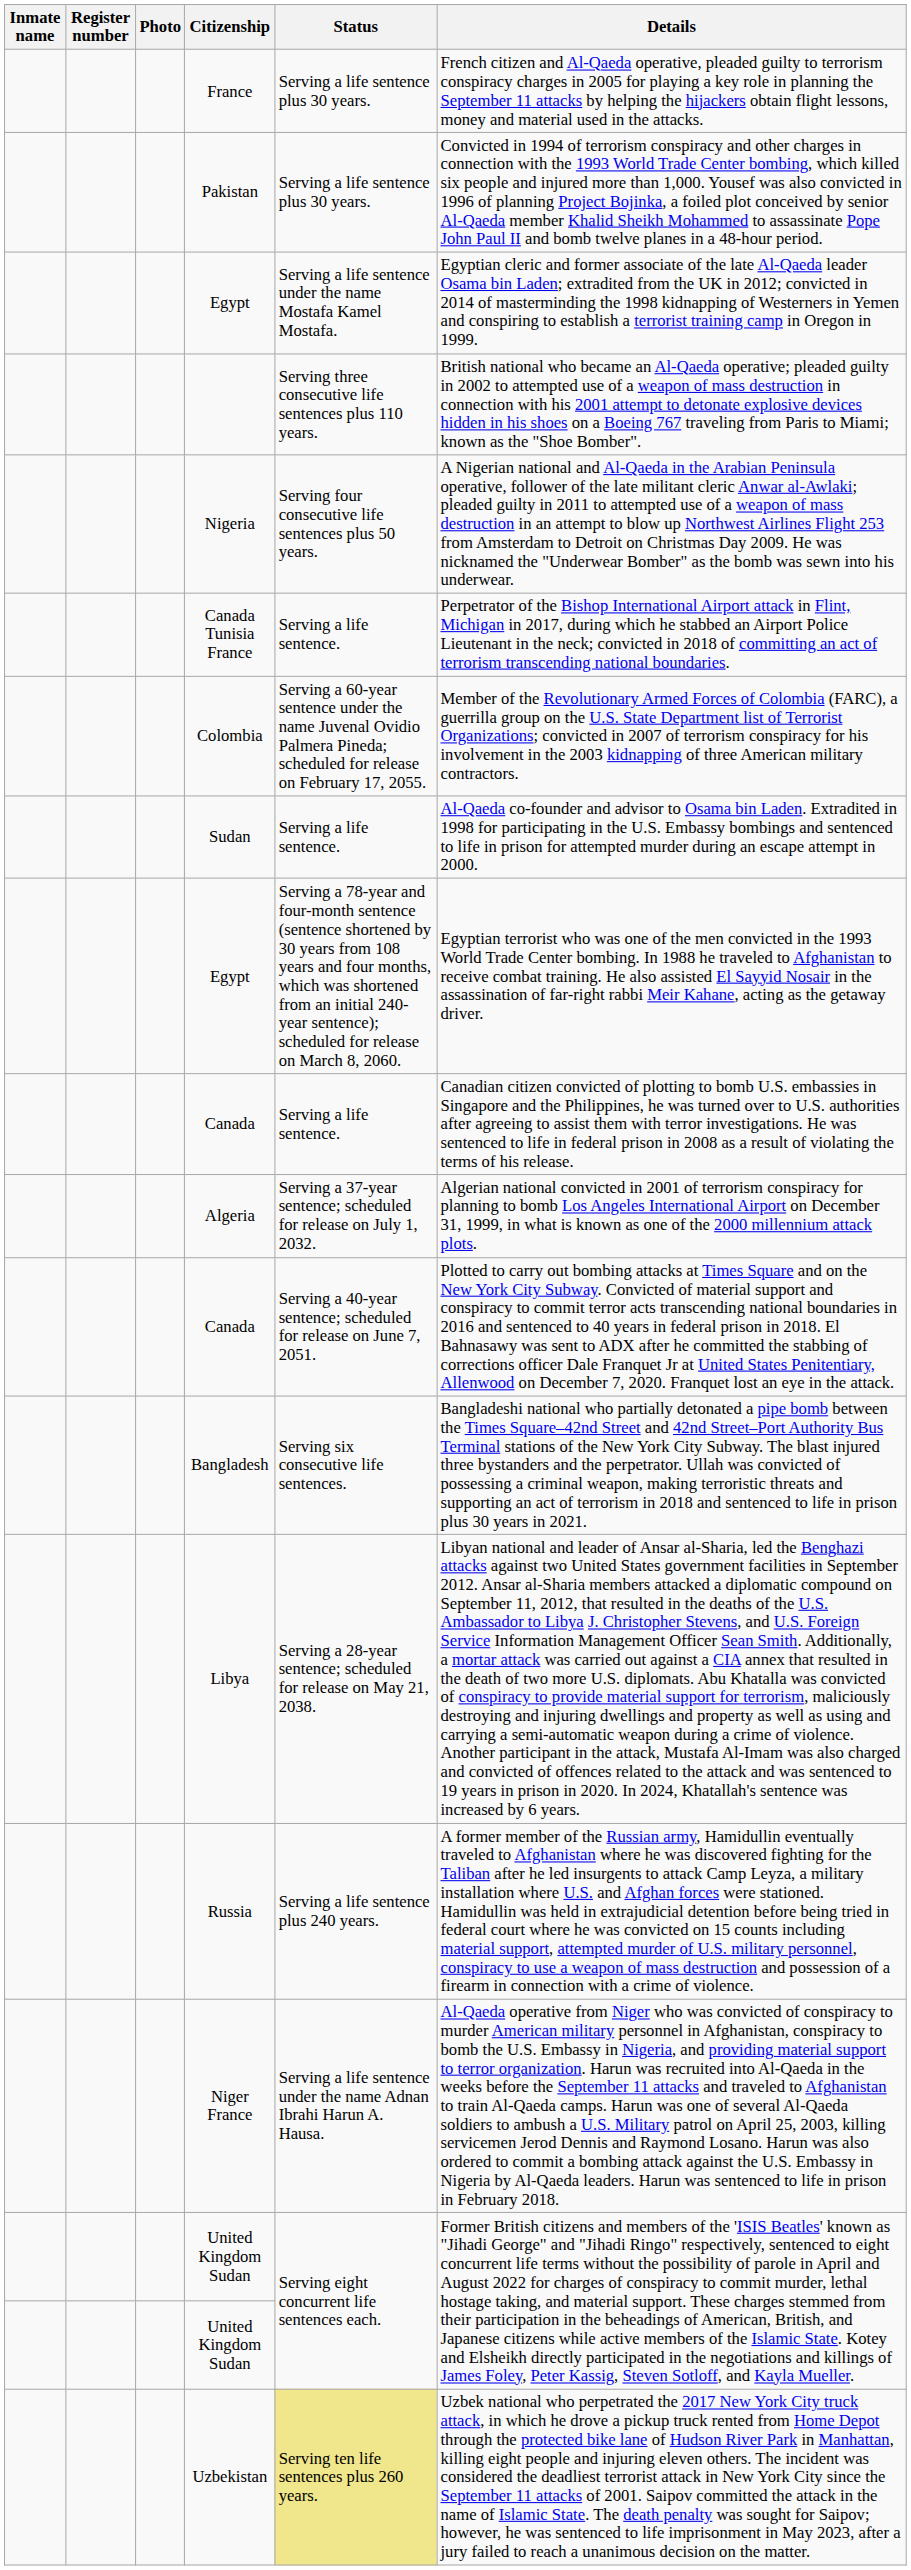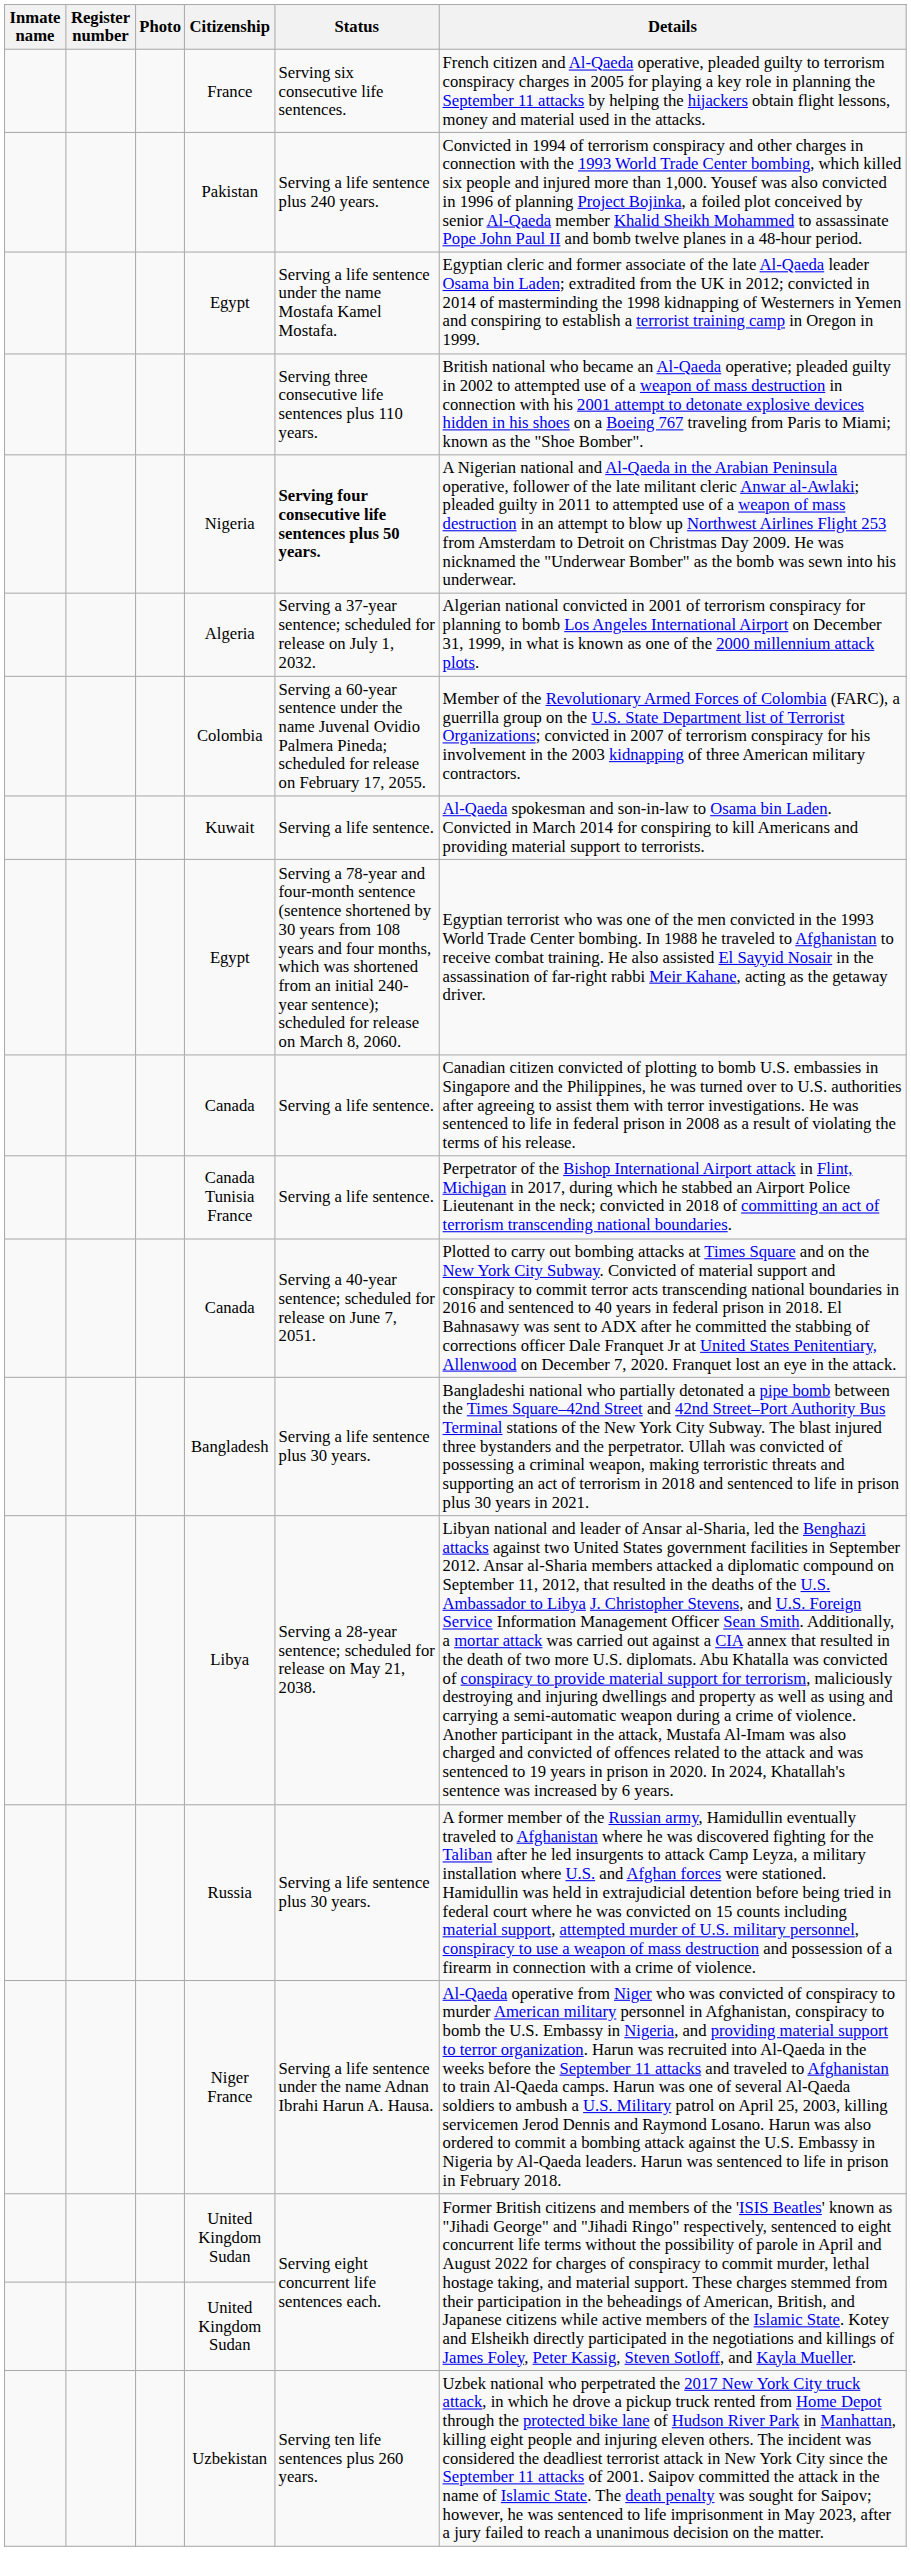(354, 90) Serving a life sentence plus 30 years. -> (331, 90) Serving six consecutive life sentences.
(354, 192) Serving a life sentence plus 30 years. -> (354, 192) Serving a life sentence plus 240 years.
(337, 524) normal -> (339, 524) bold
rows swapped: (35, 1216) <-> (35, 635)
+ row: (35, 828)
- row: (35, 837)
(331, 1465) Serving six consecutive life sentences. -> (354, 1446) Serving a life sentence plus 30 years.
(354, 1911) Serving a life sentence plus 240 years. -> (354, 1892) Serving a life sentence plus 30 years.
(341, 2477) khaki background -> (341, 2458) no background
